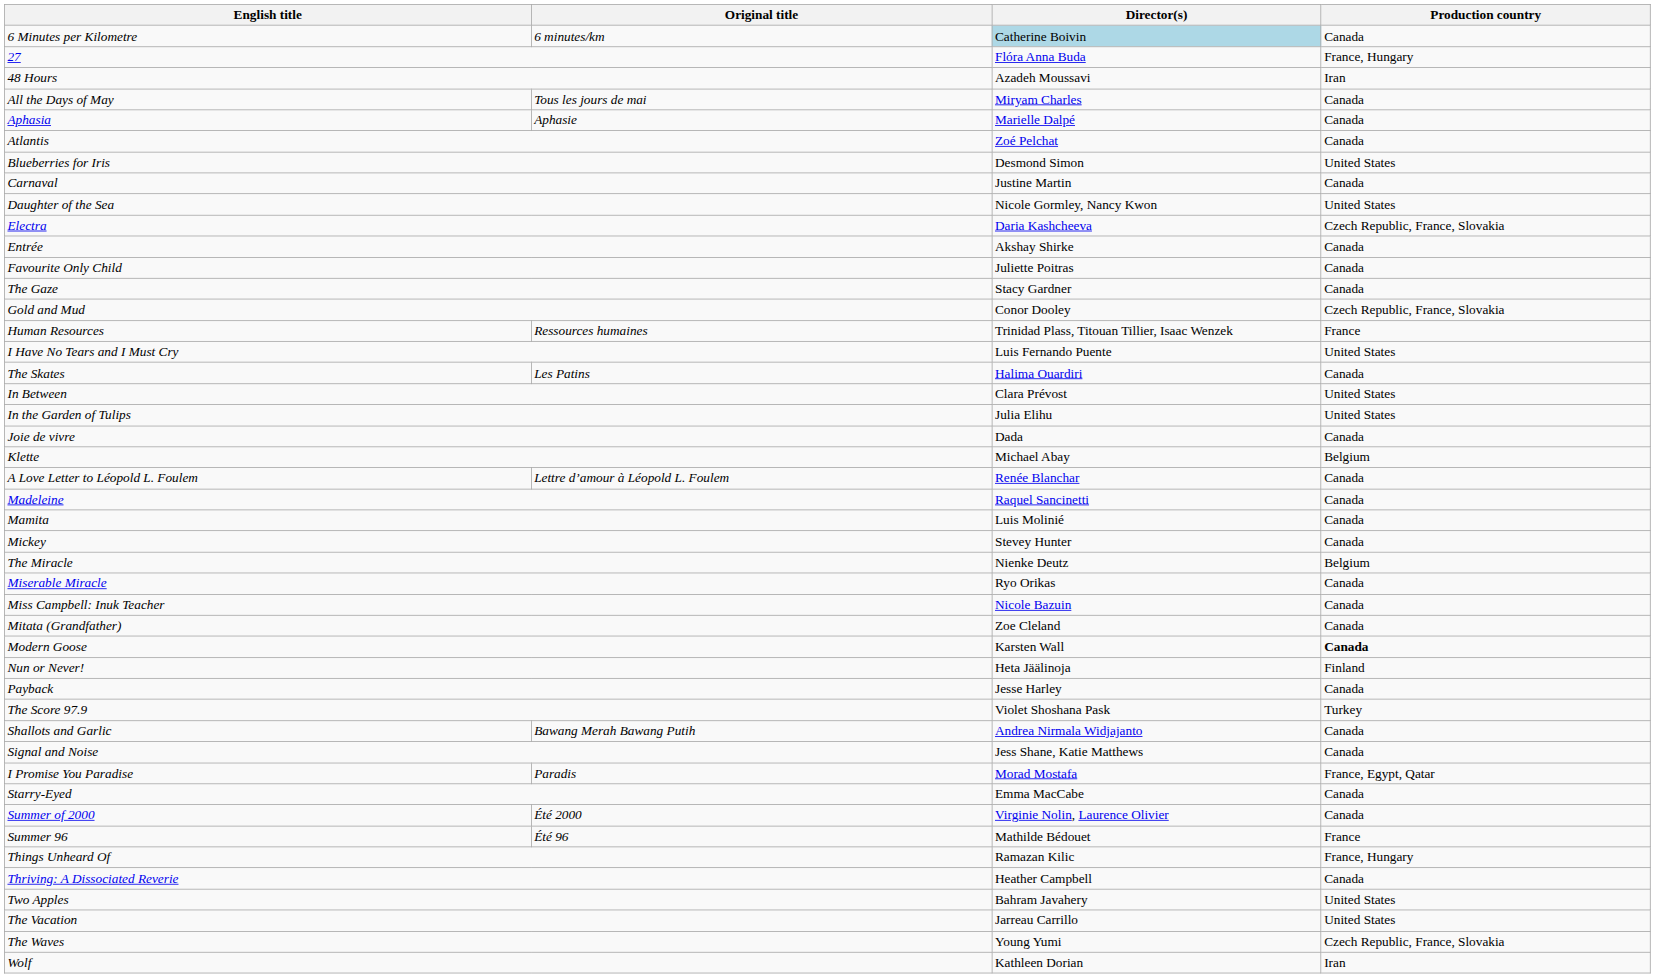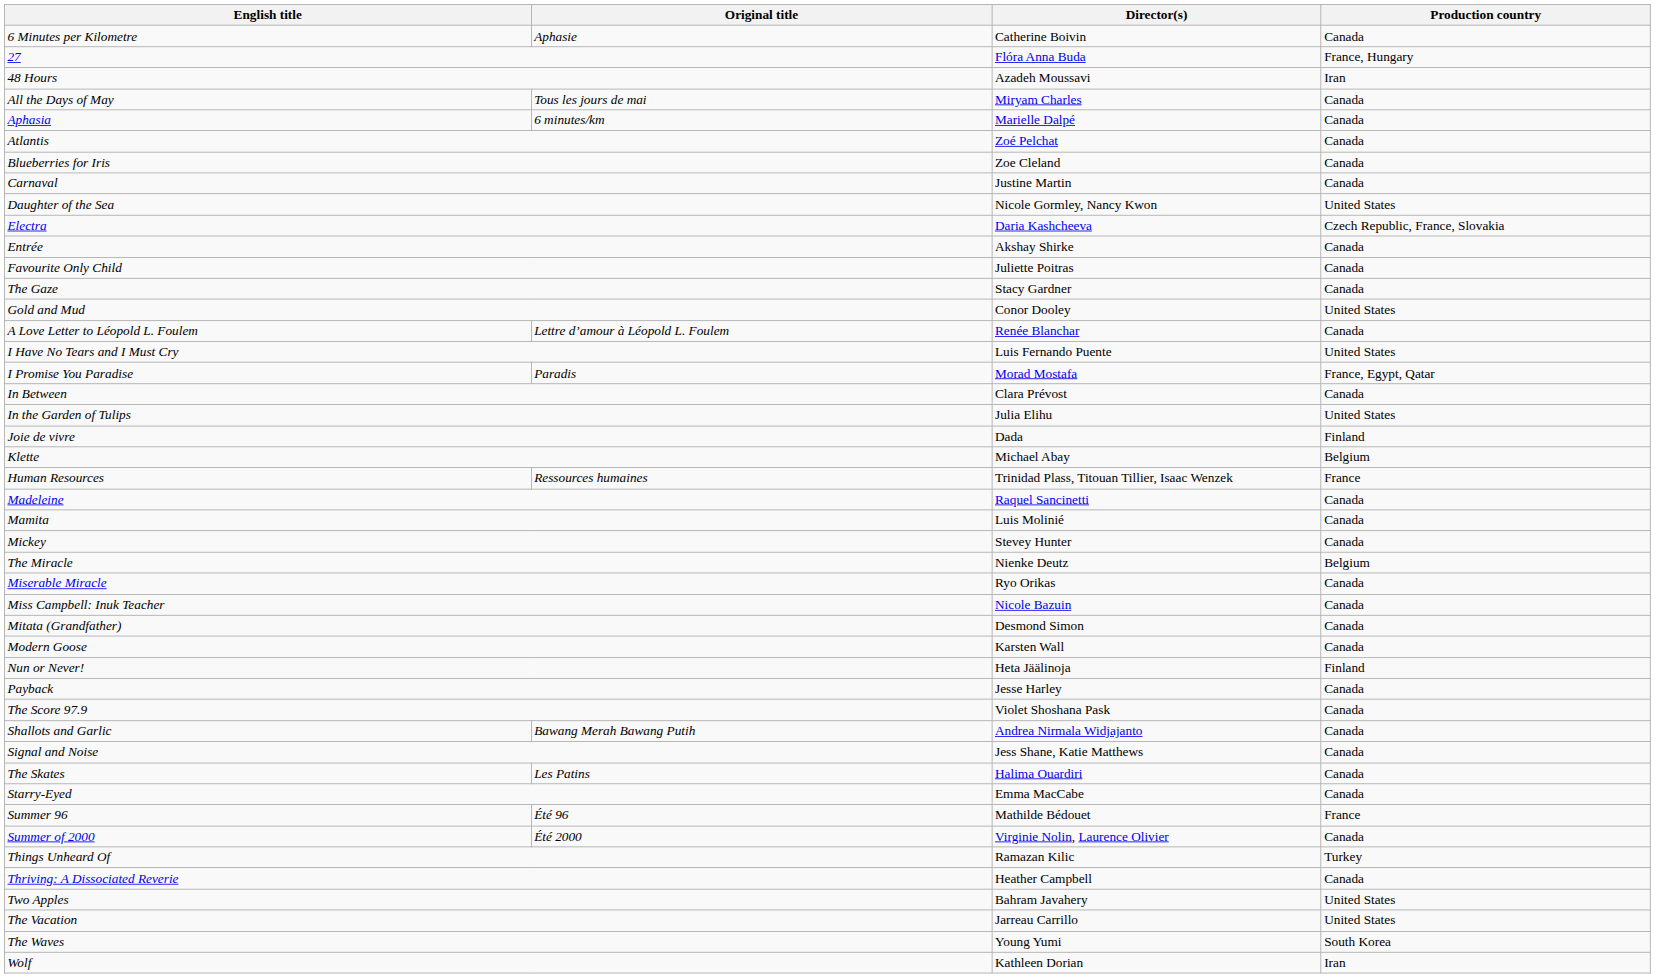(569, 36) 6 minutes/km -> (556, 36) Aphasie
(1041, 36) lightblue background -> (1041, 36) no background
(556, 120) Aphasie -> (569, 120) 6 minutes/km
(1039, 162) Desmond Simon -> (1028, 162) Zoe Cleland
(1360, 162) United States -> (1344, 162) Canada
(1414, 309) Czech Republic, France, Slovakia -> (1360, 309) United States
rows swapped: (56, 330) <-> (103, 478)
rows swapped: (70, 773) <-> (36, 373)
(1360, 394) United States -> (1344, 394) Canada
(1344, 436) Canada -> (1344, 436) Finland
(1028, 625) Zoe Cleland -> (1039, 625) Desmond Simon
(1346, 646) bold -> (1344, 646) normal
(1343, 710) Turkey -> (1344, 710) Canada
rows swapped: (38, 836) <-> (51, 815)
(1369, 857) France, Hungary -> (1343, 857) Turkey
(1414, 941) Czech Republic, France, Slovakia -> (1358, 941) South Korea
